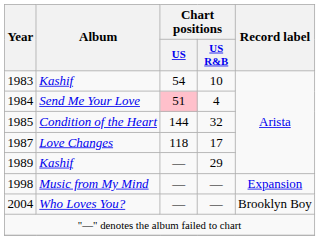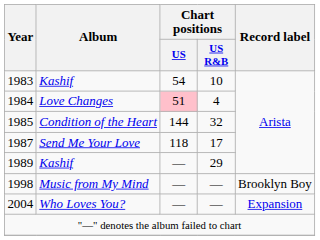(90, 101) Send Me Your Love -> (76, 101) Love Changes
(76, 142) Love Changes -> (90, 142) Send Me Your Love
(275, 183) Expansion -> (275, 183) Brooklyn Boy
(275, 204) Brooklyn Boy -> (275, 204) Expansion
